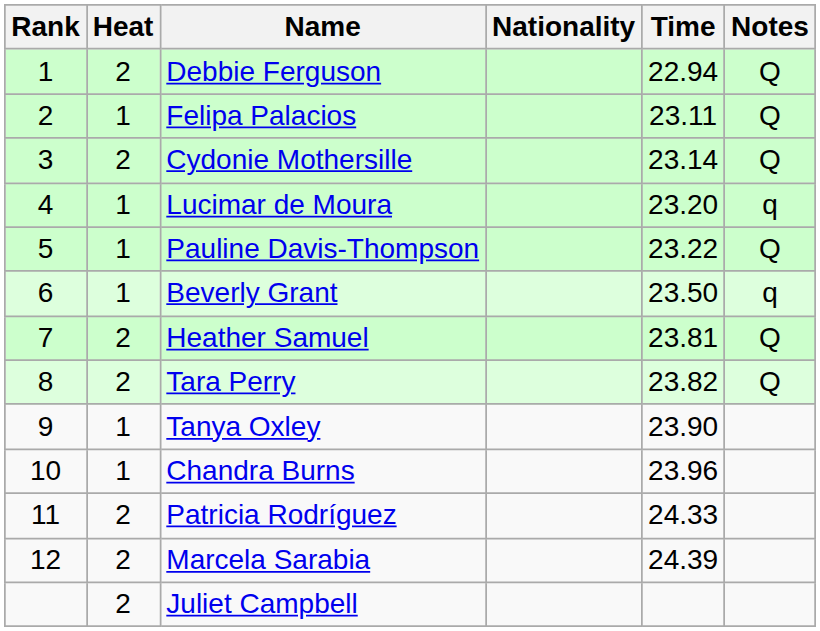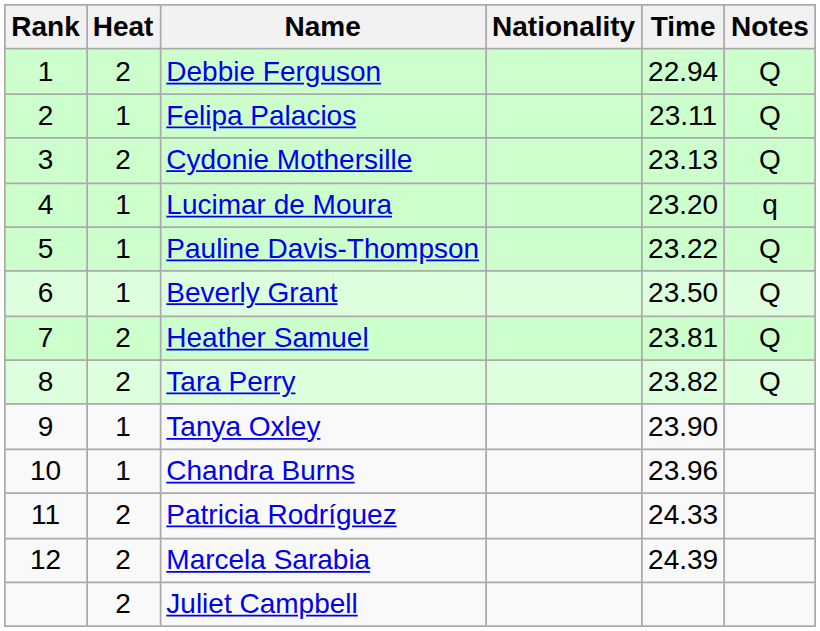(683, 159) 23.14 -> (683, 159) 23.13
(770, 293) q -> (770, 293) Q
